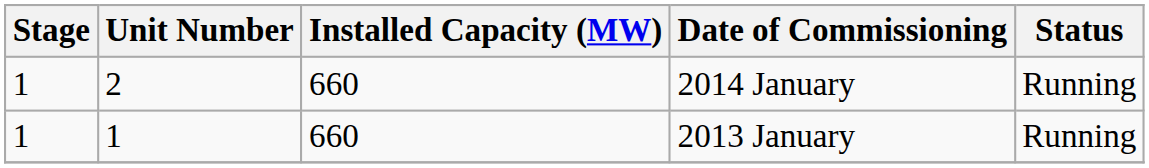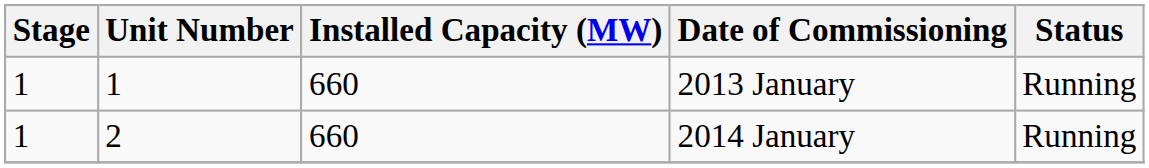rows swapped: (766, 135) <-> (766, 83)
